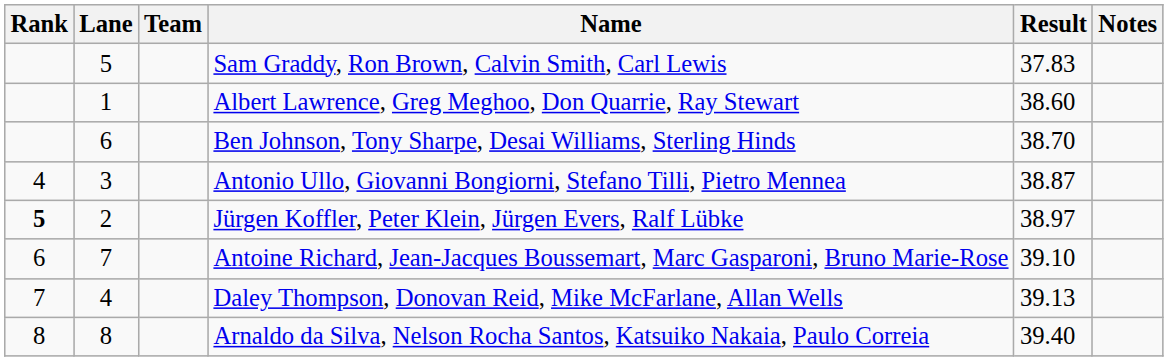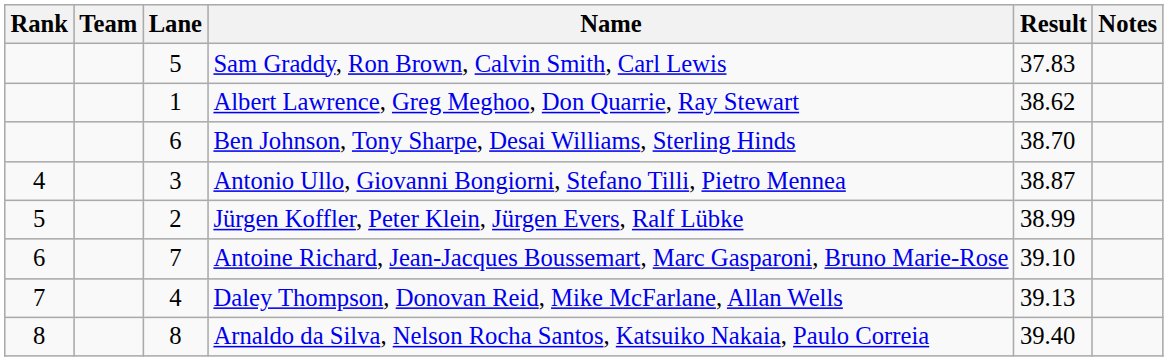columns swapped: (106, 24) <-> (173, 24)
(1048, 102) 38.60 -> (1048, 102) 38.62
(39, 219) bold -> (39, 219) normal
(1048, 219) 38.97 -> (1048, 219) 38.99
